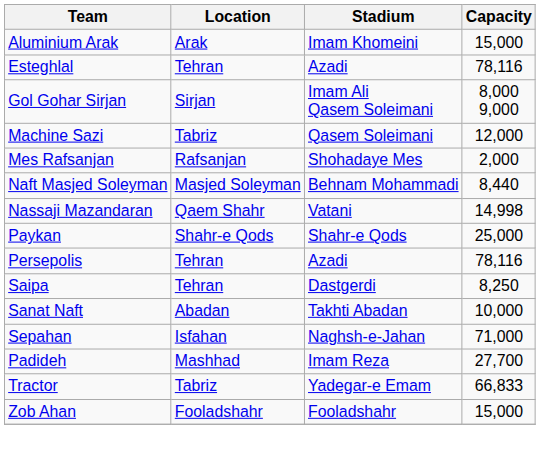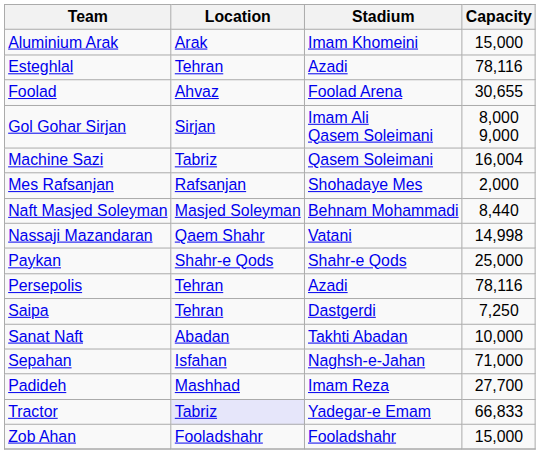+ row: (32, 92)
(499, 135) 12,000 -> (499, 160) 16,004
(499, 286) 8,250 -> (499, 311) 7,250
(196, 386) no background -> (196, 411) lavender background
